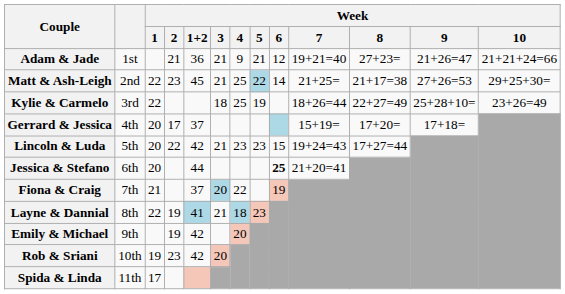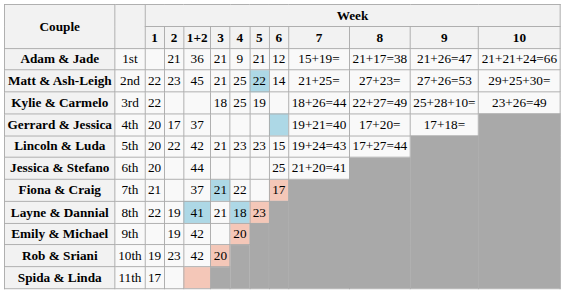(319, 59) 19+21=40 -> (319, 59) 15+19=
(380, 59) 27+23= -> (380, 59) 21+17=38
(380, 81) 21+17=38 -> (380, 81) 27+23=
(319, 125) 15+19= -> (319, 125) 19+21=40
(279, 168) bold -> (279, 168) normal
(220, 190) 20 -> (220, 190) 21
(279, 190) 19 -> (279, 190) 17
